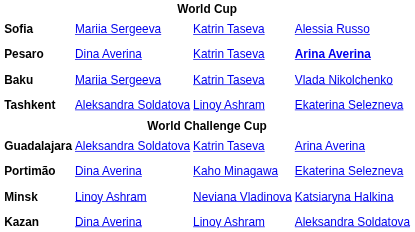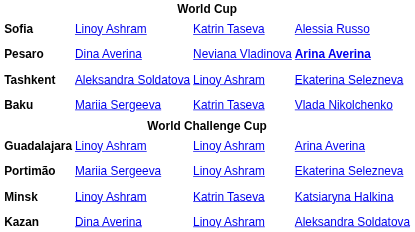(118, 29) Mariia Sergeeva -> (111, 29) Linoy Ashram
(229, 54) Katrin Taseva -> (242, 54) Neviana Vladinova
rows swapped: (30, 105) <-> (19, 80)
(133, 146) Aleksandra Soldatova -> (111, 146) Linoy Ashram
(229, 146) Katrin Taseva -> (229, 146) Linoy Ashram
(108, 171) Dina Averina -> (118, 171) Mariia Sergeeva
(236, 171) Kaho Minagawa -> (229, 171) Linoy Ashram
(242, 196) Neviana Vladinova -> (229, 196) Katrin Taseva
